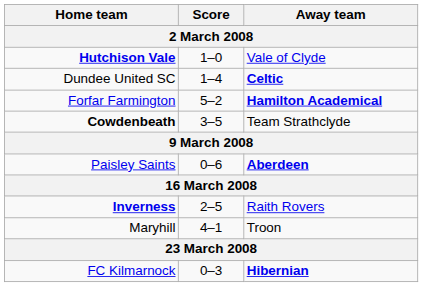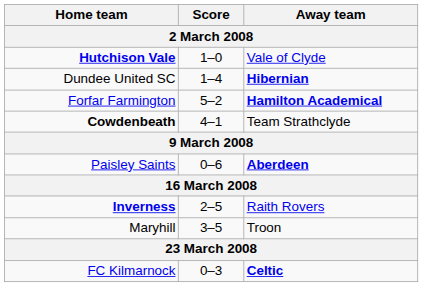(265, 79) Celtic -> (278, 79) Hibernian
(211, 121) 3–5 -> (211, 121) 4–1
(211, 228) 4–1 -> (211, 228) 3–5
(278, 270) Hibernian -> (265, 270) Celtic
